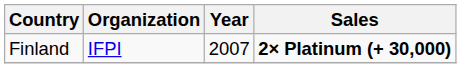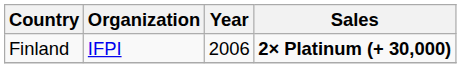(229, 48) 2007 -> (229, 48) 2006
